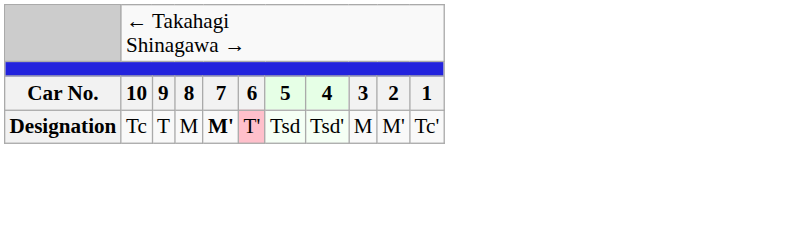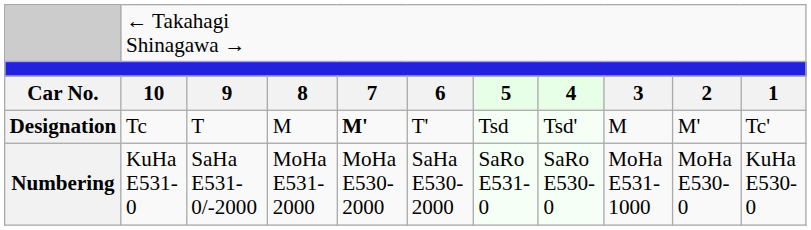(252, 126) pink background -> (420, 126) no background
+ row: (63, 183)
